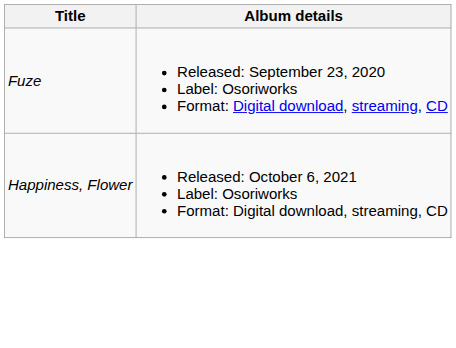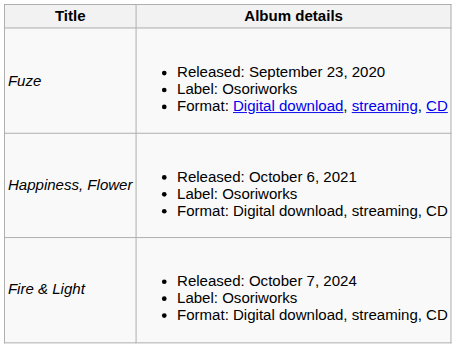+ row: (46, 290)
